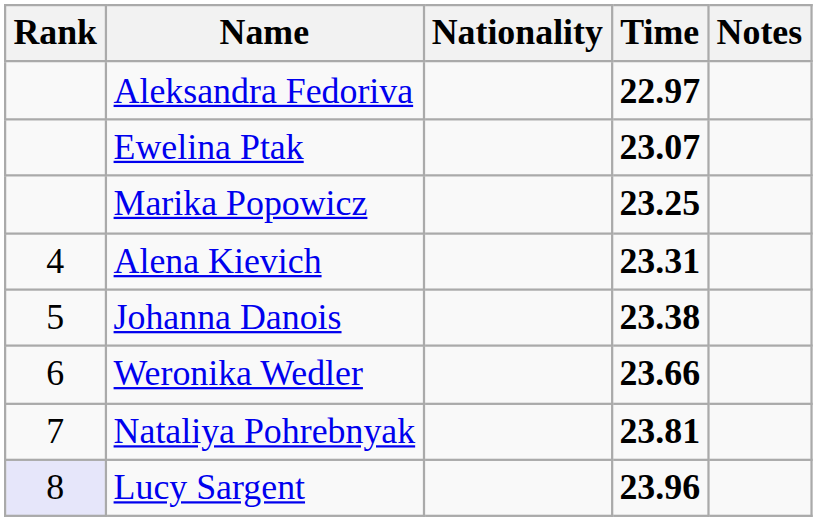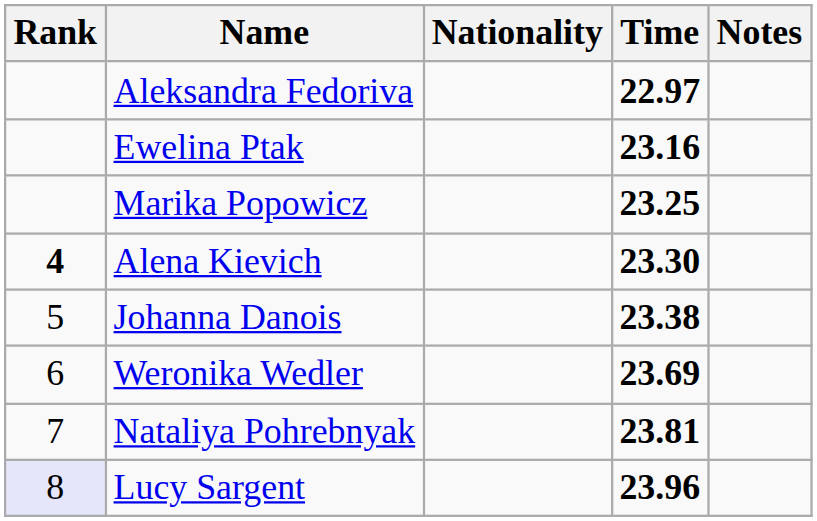(660, 146) 23.07 -> (660, 146) 23.16
(55, 260) normal -> (55, 260) bold
(660, 260) 23.31 -> (660, 260) 23.30
(660, 373) 23.66 -> (660, 373) 23.69
